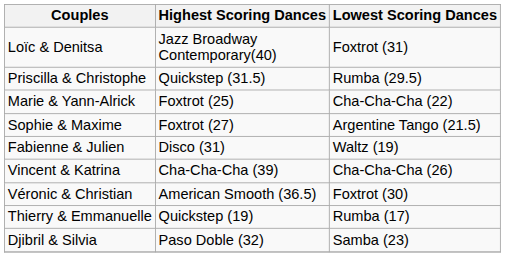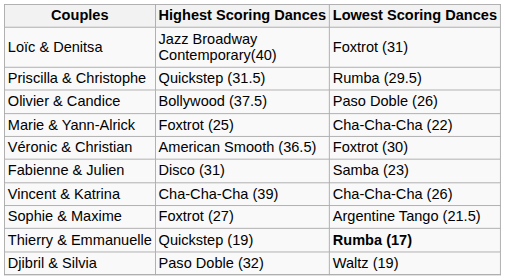+ row: (64, 101)
rows swapped: (70, 194) <-> (65, 124)
(366, 147) Waltz (19) -> (371, 170) Samba (23)
(371, 217) normal -> (372, 240) bold
(371, 240) Samba (23) -> (366, 263) Waltz (19)
